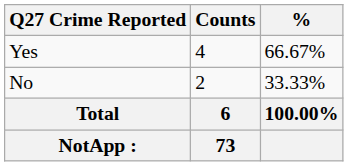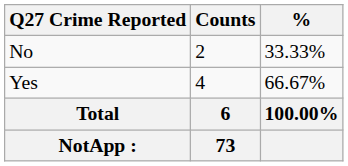rows swapped: (23, 51) <-> (21, 82)
